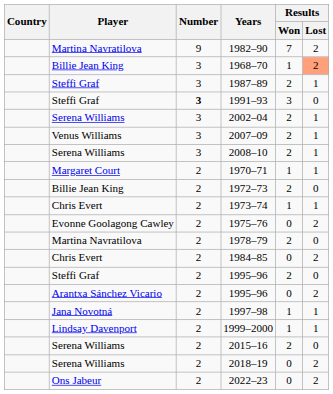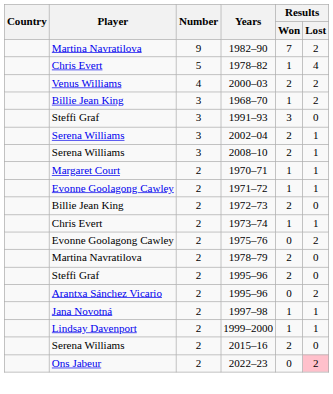+ row: (77, 65)
+ row: (87, 83)
(316, 65) lightsalmon background -> (316, 100) no background
- row: (76, 83)
(199, 100) bold -> (199, 118) normal
- row: (87, 135)
+ row: (113, 188)
- row: (77, 258)
- row: (88, 363)
(316, 380) no background -> (316, 363) pink background
